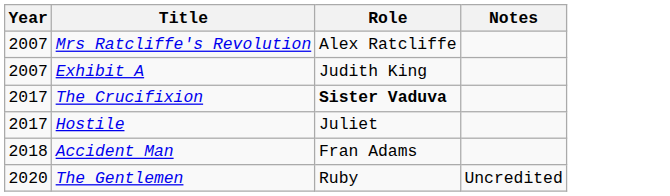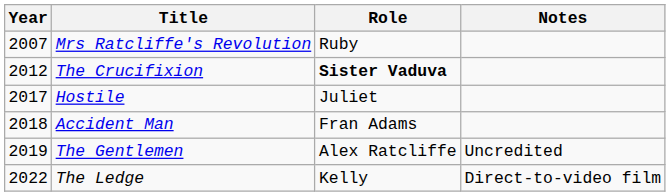(388, 45) Alex Ratcliffe -> (339, 45) Ruby
- row: (100, 71)
(28, 98) 2017 -> (28, 71) 2012
(28, 178) 2020 -> (28, 151) 2019
(339, 178) Ruby -> (388, 151) Alex Ratcliffe
+ row: (100, 178)
